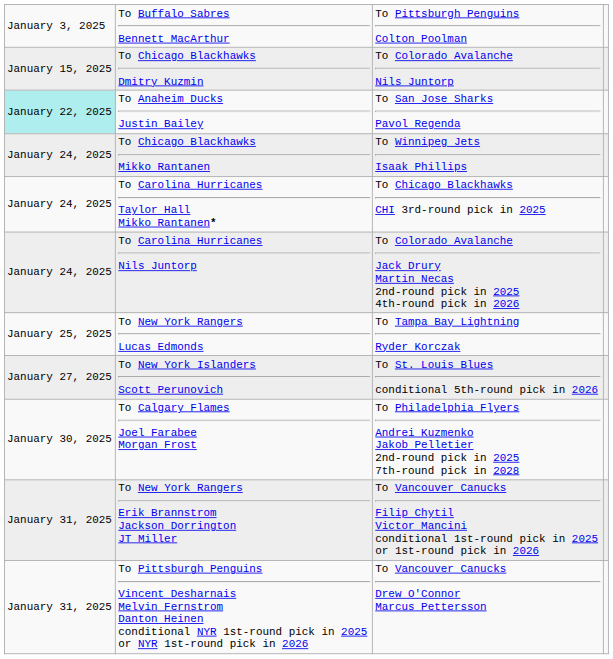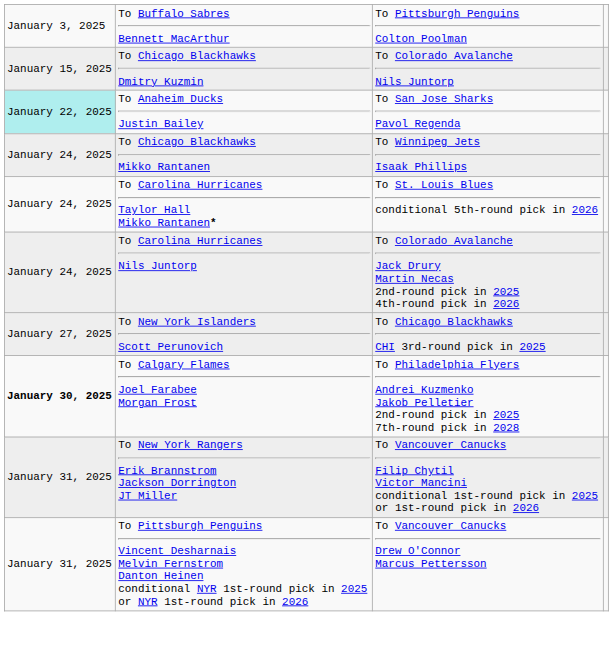(488, 198) To Chicago Blackhawks CHI 3rd-round pick in 2025 -> (488, 198) To St. Louis Blues conditional 5th-round pick in 2026
- row: (244, 334)
(488, 377) To St. Louis Blues conditional 5th-round pick in 2026 -> (488, 334) To Chicago Blackhawks CHI 3rd-round pick in 2025
(59, 439) normal -> (59, 396) bold
